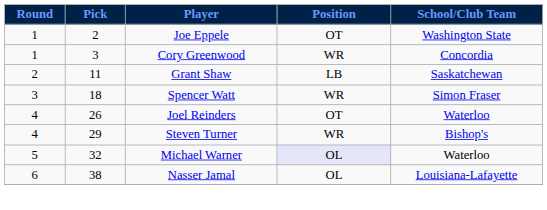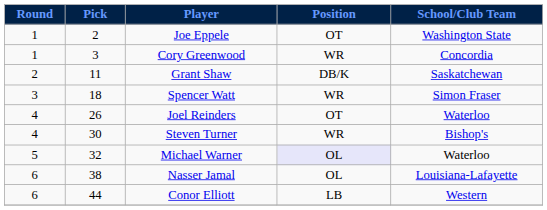(334, 74) LB -> (334, 74) DB/K
(95, 134) 29 -> (95, 134) 30
+ row: (201, 194)
